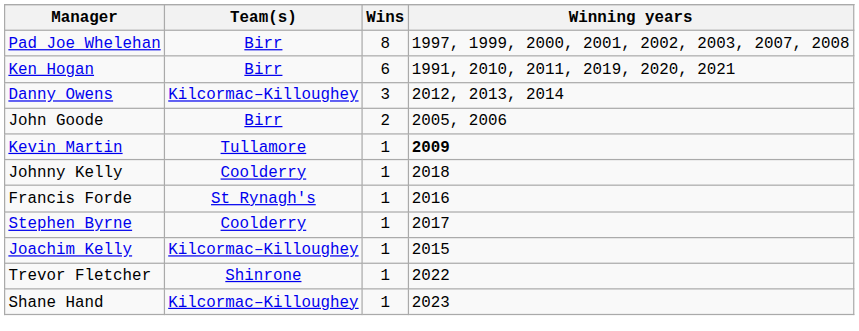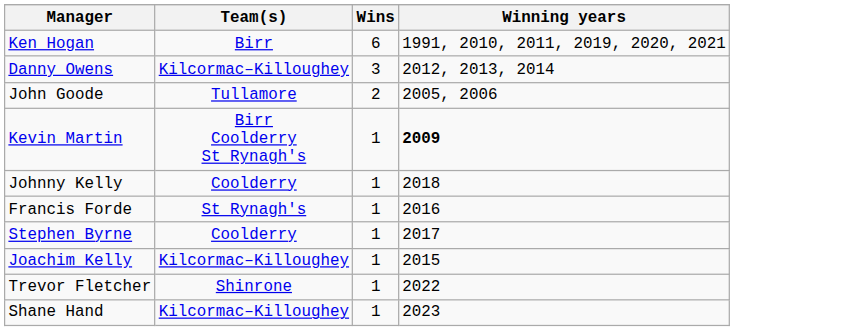- row: (85, 43)
(263, 121) Birr -> (254, 95) Tullamore
(263, 147) Tullamore -> (254, 139) Birr Coolderry St Rynagh's
